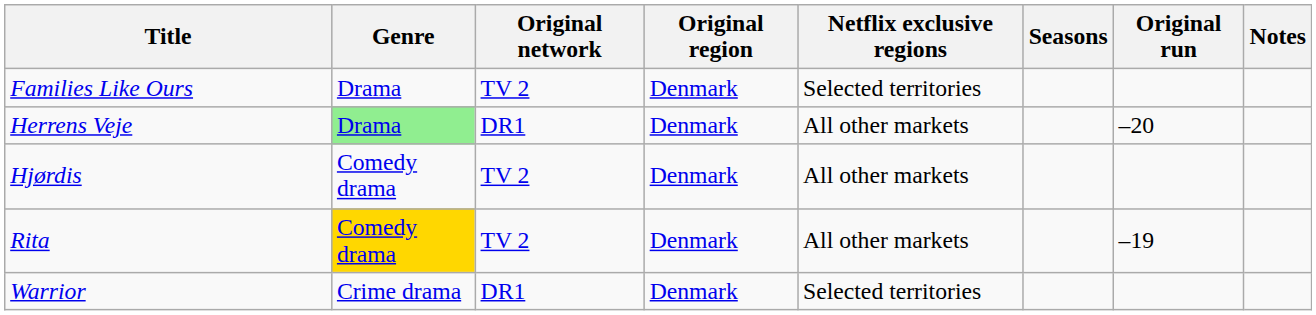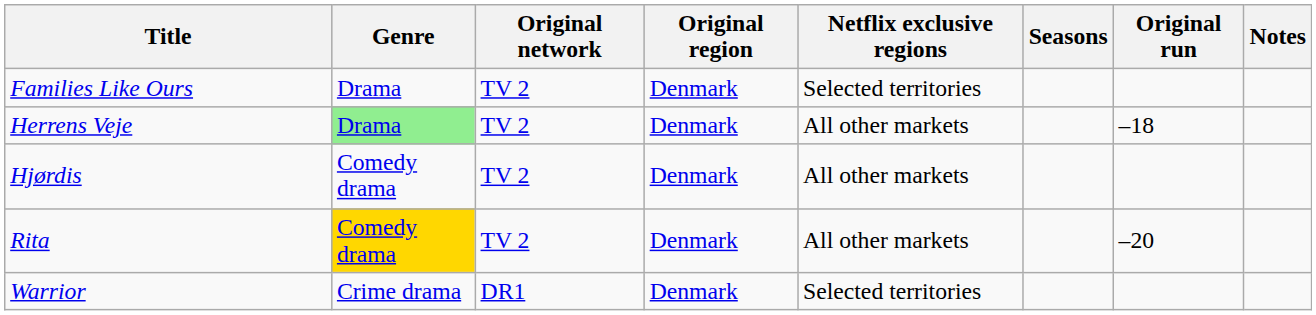(503, 125) DR1 -> (505, 125) TV 2
(1136, 125) –20 -> (1136, 125) –18
(1136, 240) –19 -> (1136, 240) –20
